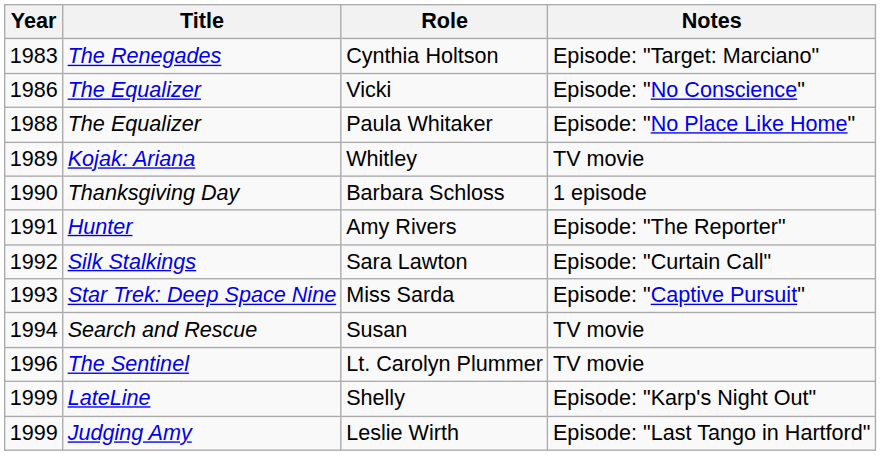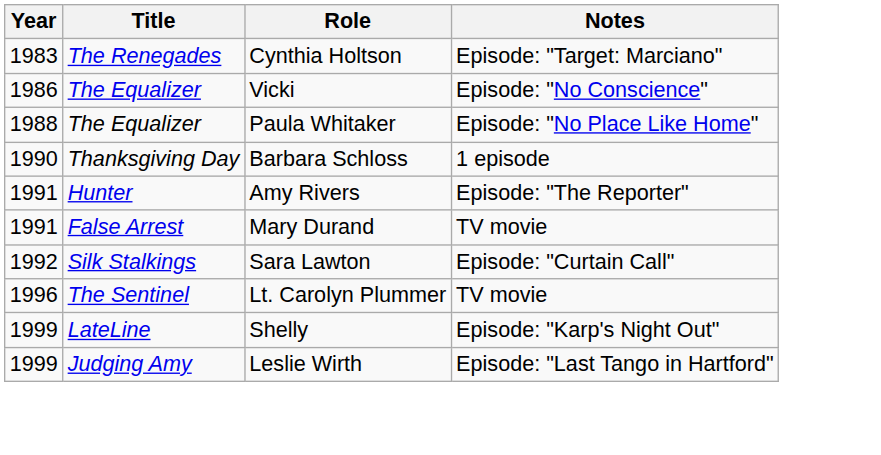- row: (382, 158)
+ row: (312, 227)
- row: (400, 295)
- row: (377, 329)
